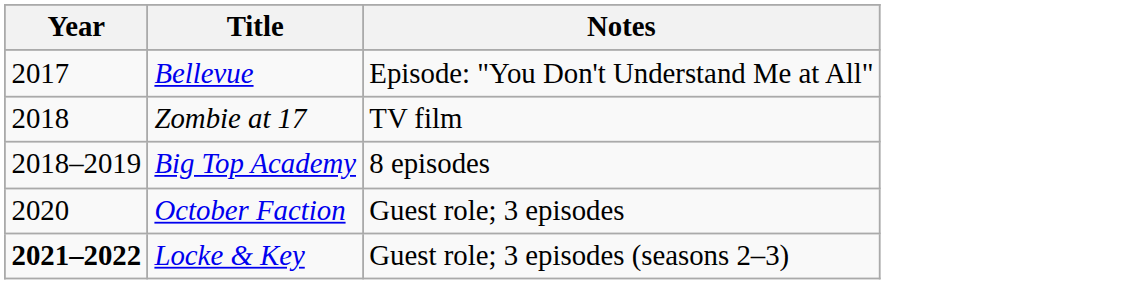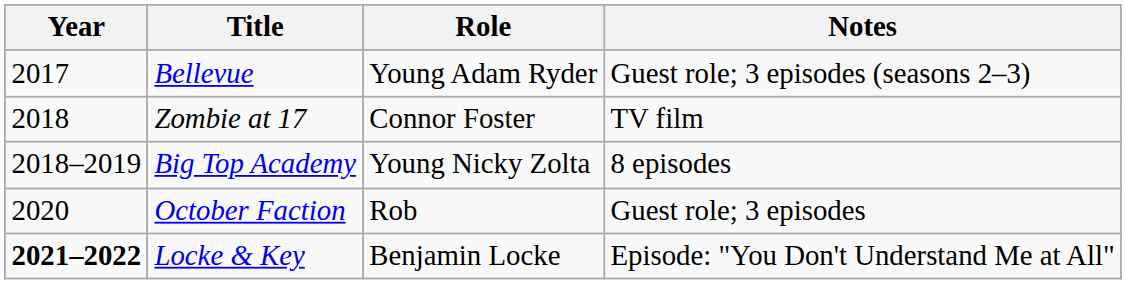+ column: (483, 27)
(621, 73) Episode: "You Don't Understand Me at All" -> (820, 73) Guest role; 3 episodes (seasons 2–3)
(579, 255) Guest role; 3 episodes (seasons 2–3) -> (863, 255) Episode: "You Don't Understand Me at All"
